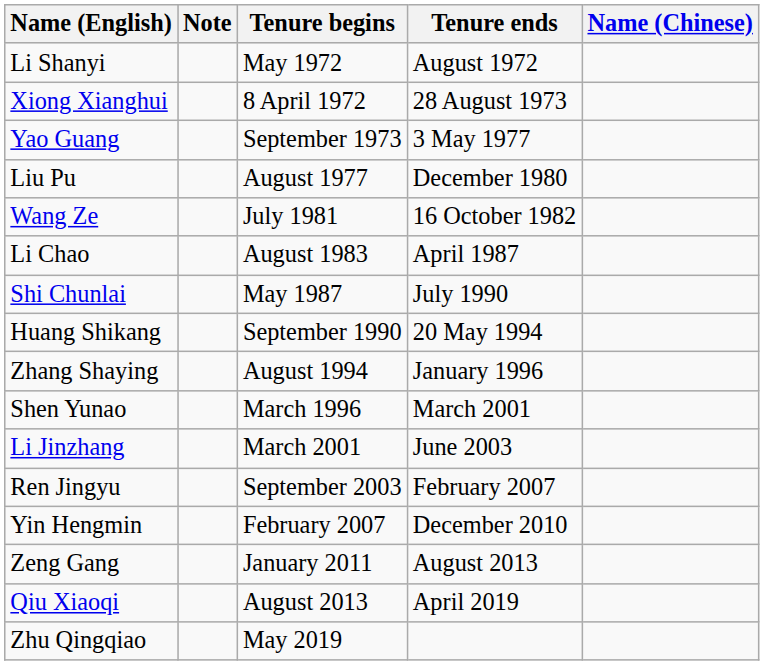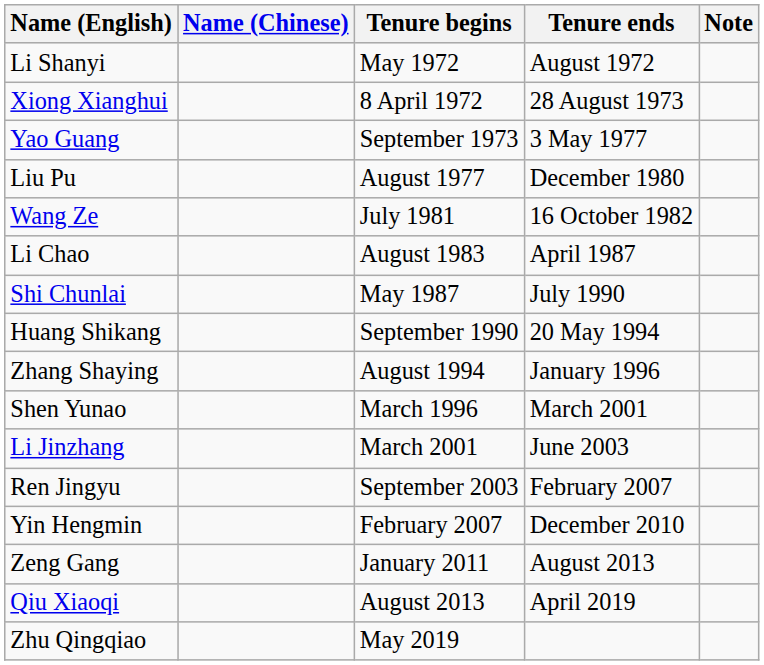columns swapped: (670, 23) <-> (207, 23)
